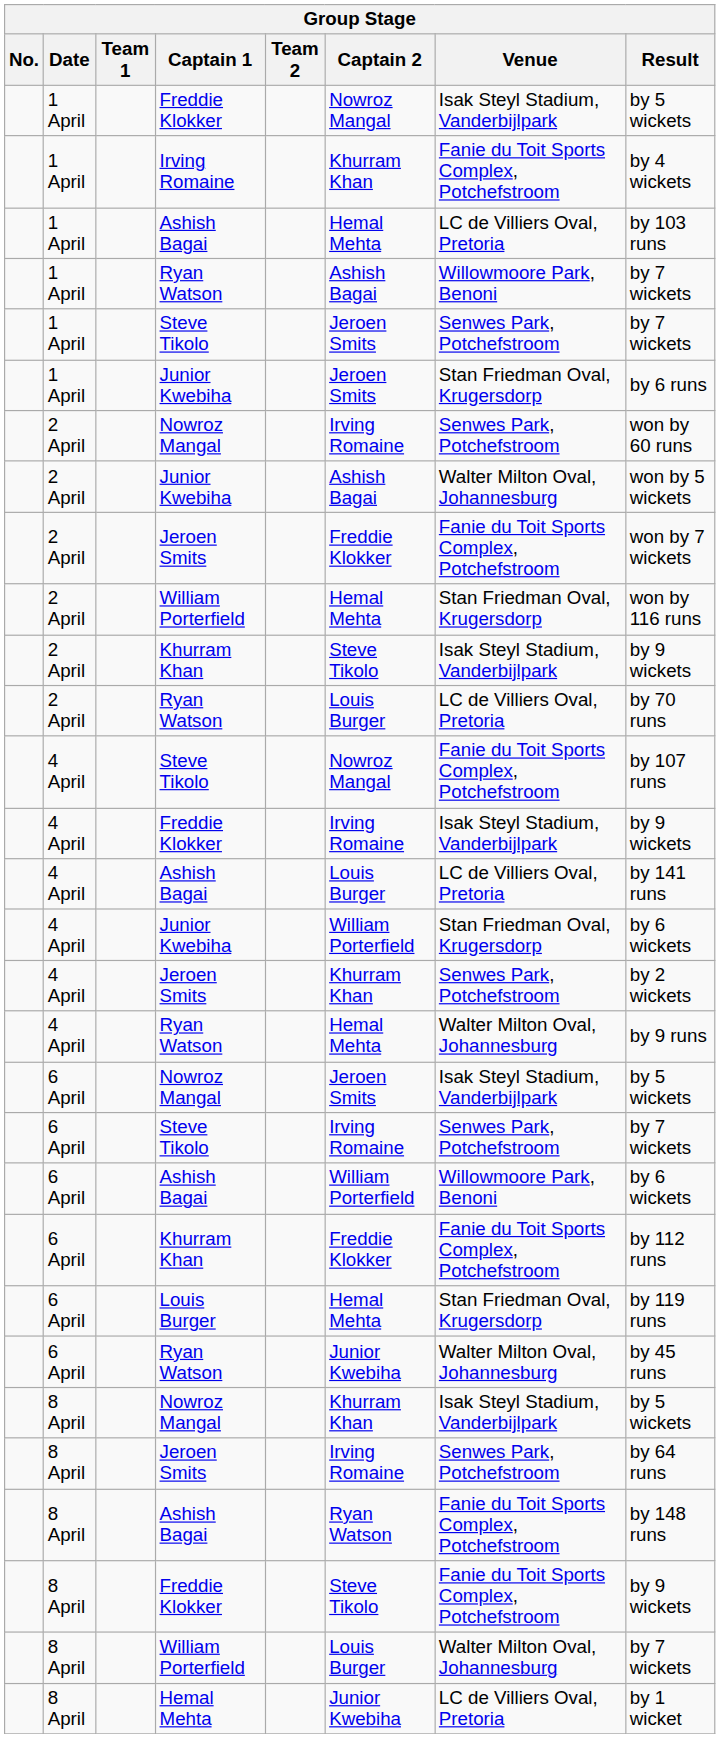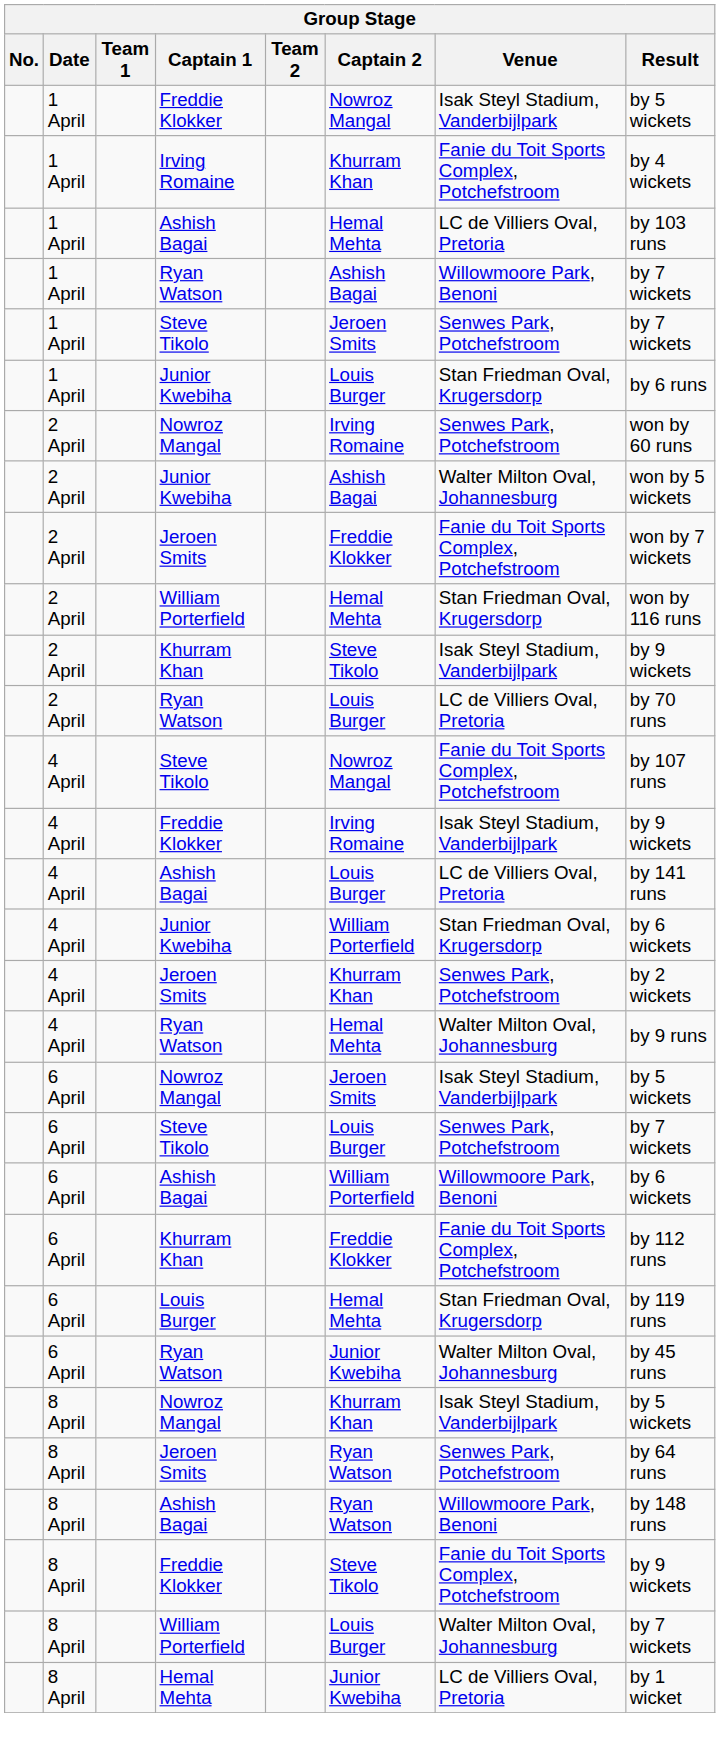(358, 385) Jeroen Smits -> (357, 385) Louis Burger
(367, 1137) Irving Romaine -> (357, 1137) Louis Burger
(367, 1463) Irving Romaine -> (361, 1463) Ryan Watson
(522, 1524) Fanie du Toit Sports Complex, Potchefstroom -> (517, 1514) Willowmoore Park, Benoni
